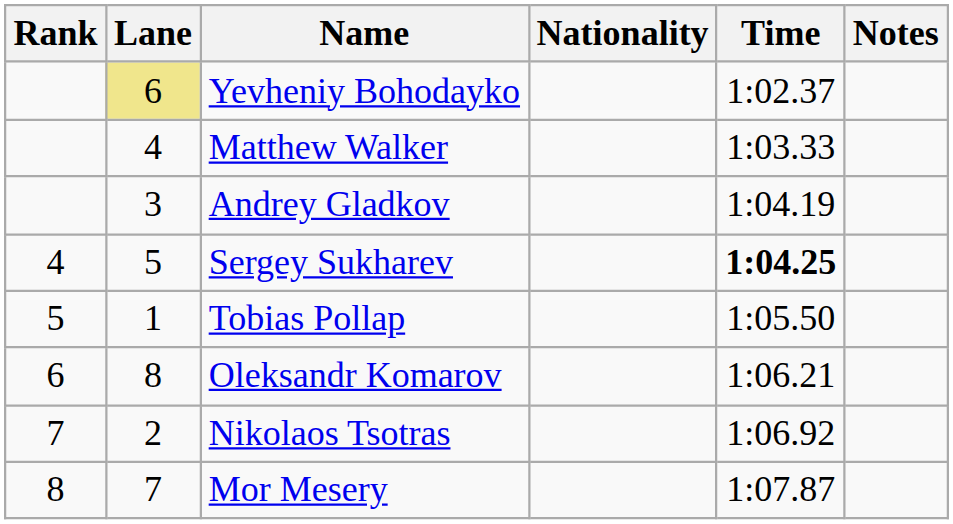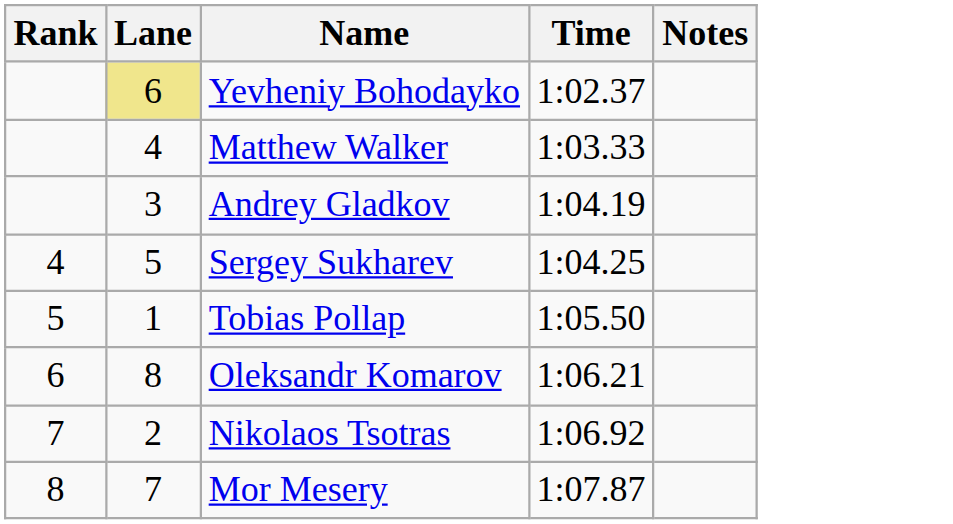- column: (623, 33)
(781, 261) bold -> (591, 261) normal
